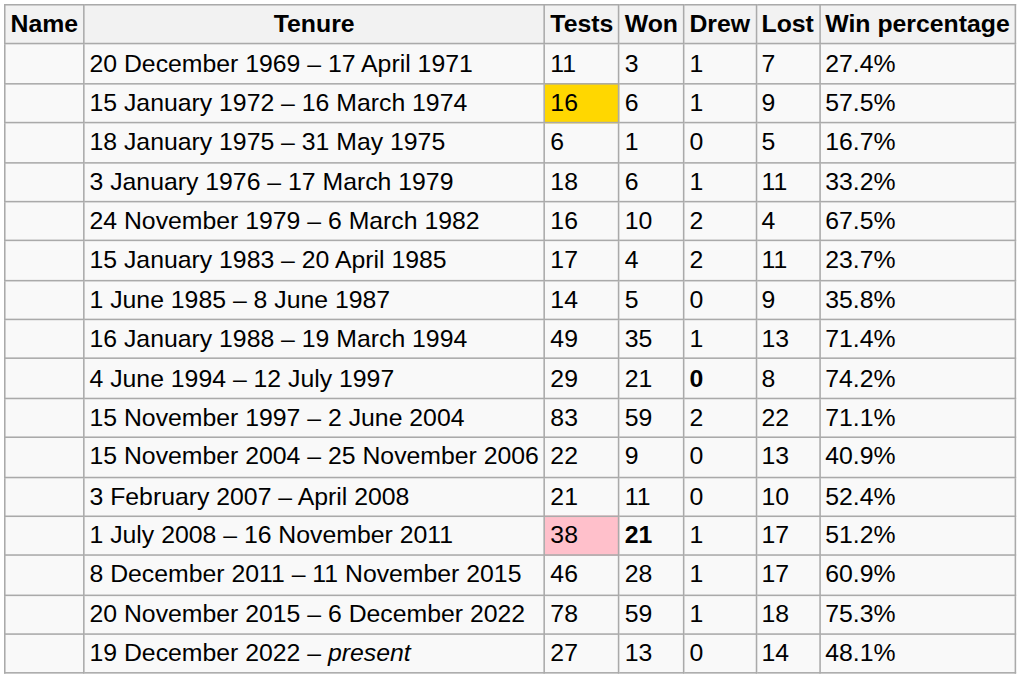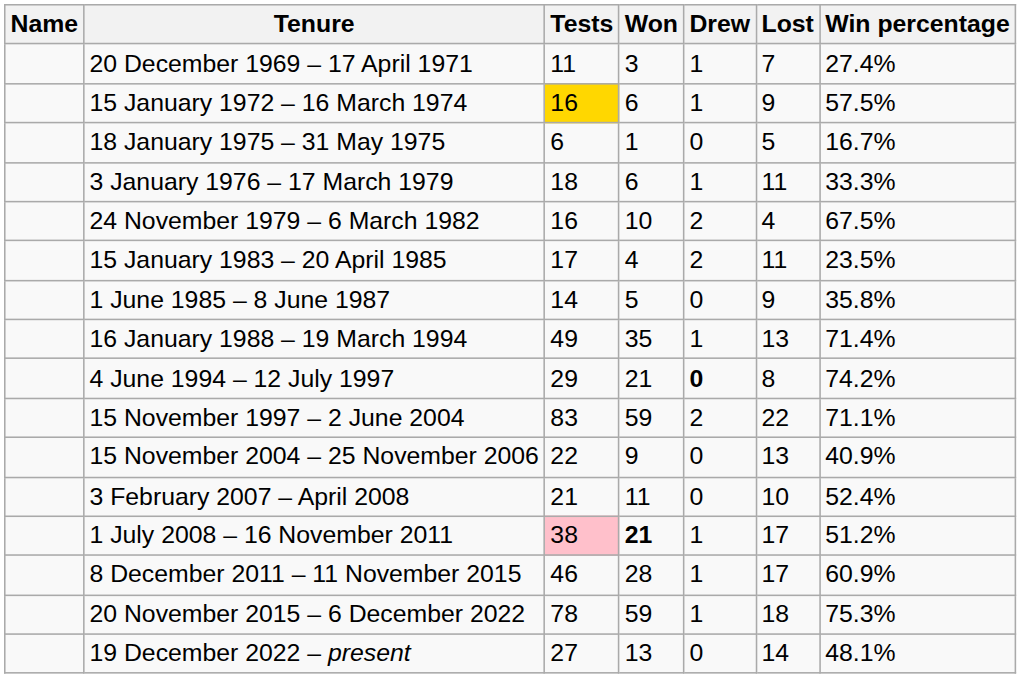(860, 181) 33.2% -> (860, 181) 33.3%
(860, 260) 23.7% -> (860, 260) 23.5%
